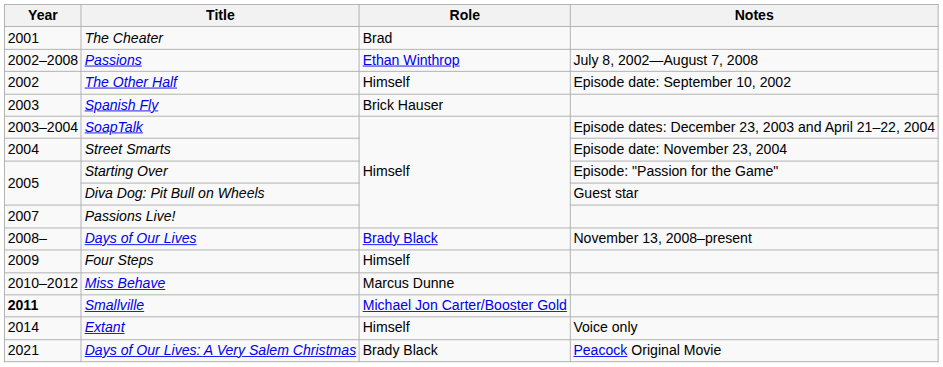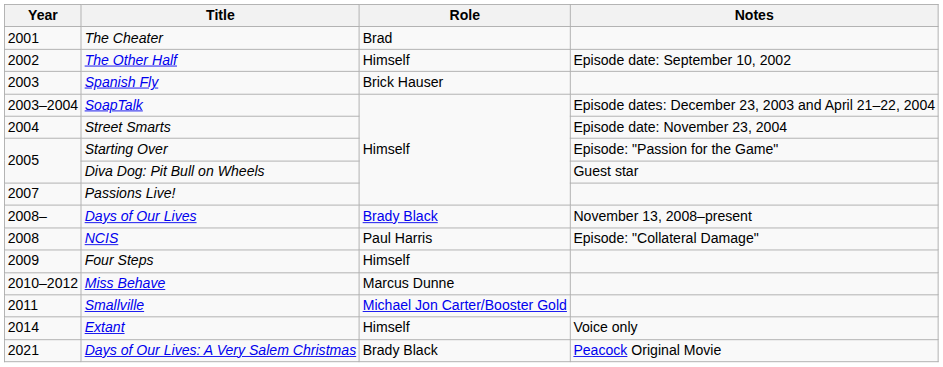- row: (113, 60)
+ row: (101, 238)
(23, 305) bold -> (23, 305) normal
